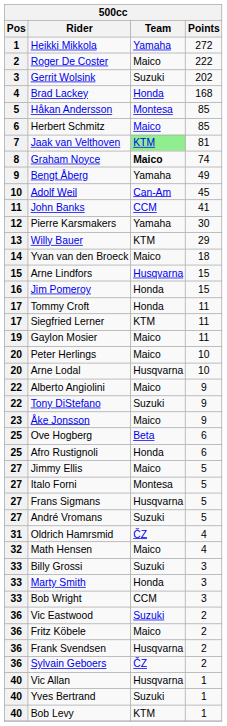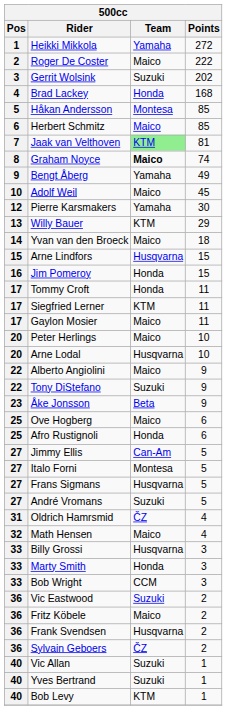(152, 191) Can-Am -> (147, 191) Maico
- row: (58, 208)
(16, 338) 19 -> (16, 322) 17
(147, 419) Maico -> (144, 403) Beta
(144, 436) Beta -> (147, 419) Maico
(147, 468) Maico -> (152, 452) Can-Am
(149, 566) Suzuki -> (158, 550) Husqvarna
(158, 680) Husqvarna -> (149, 664) Suzuki
